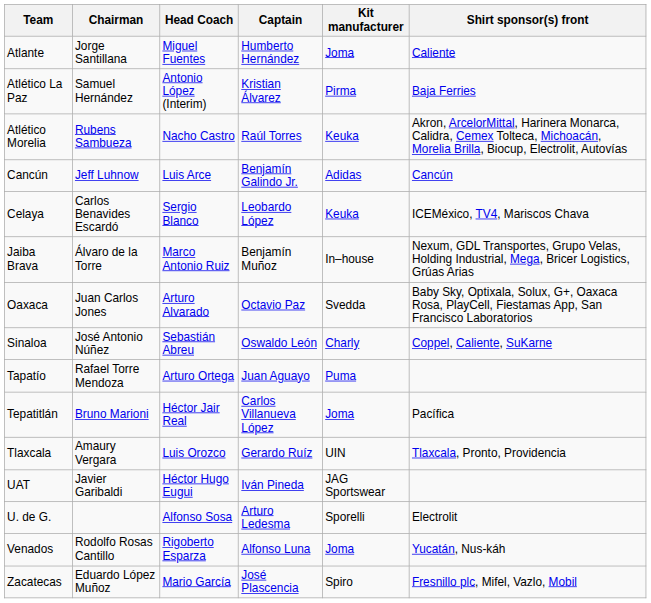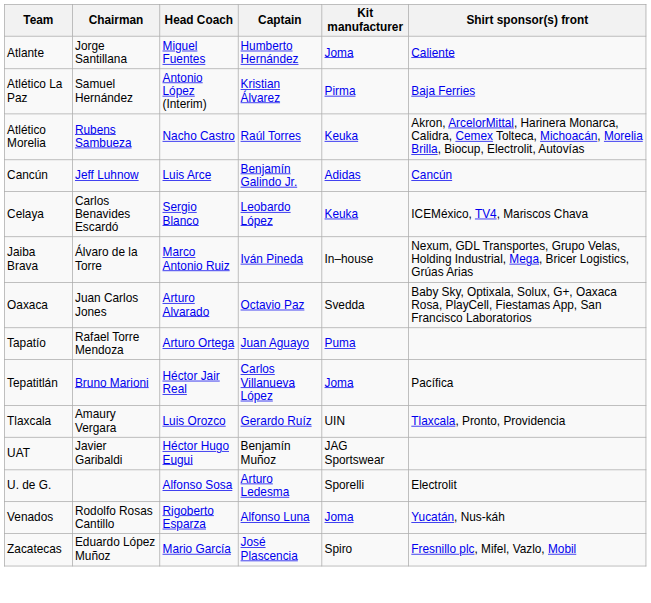(266, 259) Benjamín Muñoz -> (272, 259) Iván Pineda
- row: (27, 343)
(273, 485) Iván Pineda -> (266, 453) Benjamín Muñoz
